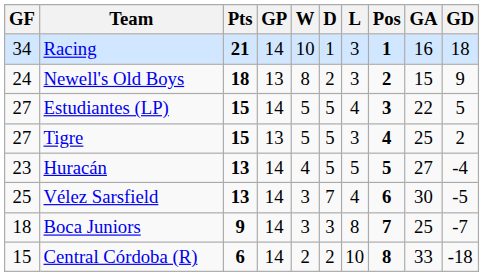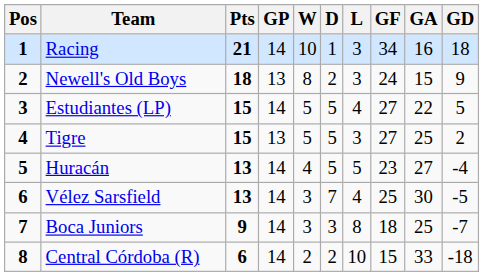columns swapped: (387, 19) <-> (22, 19)
